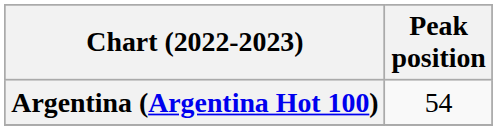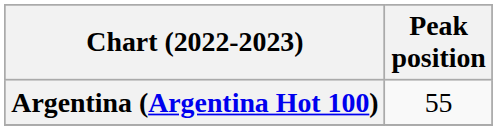(439, 102) 54 -> (439, 102) 55
